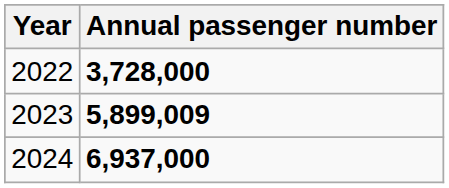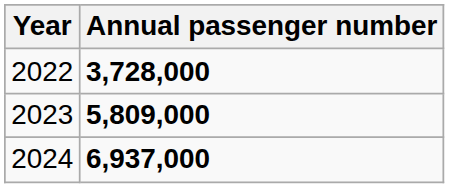(148, 114) 5,899,009 -> (148, 114) 5,809,000
